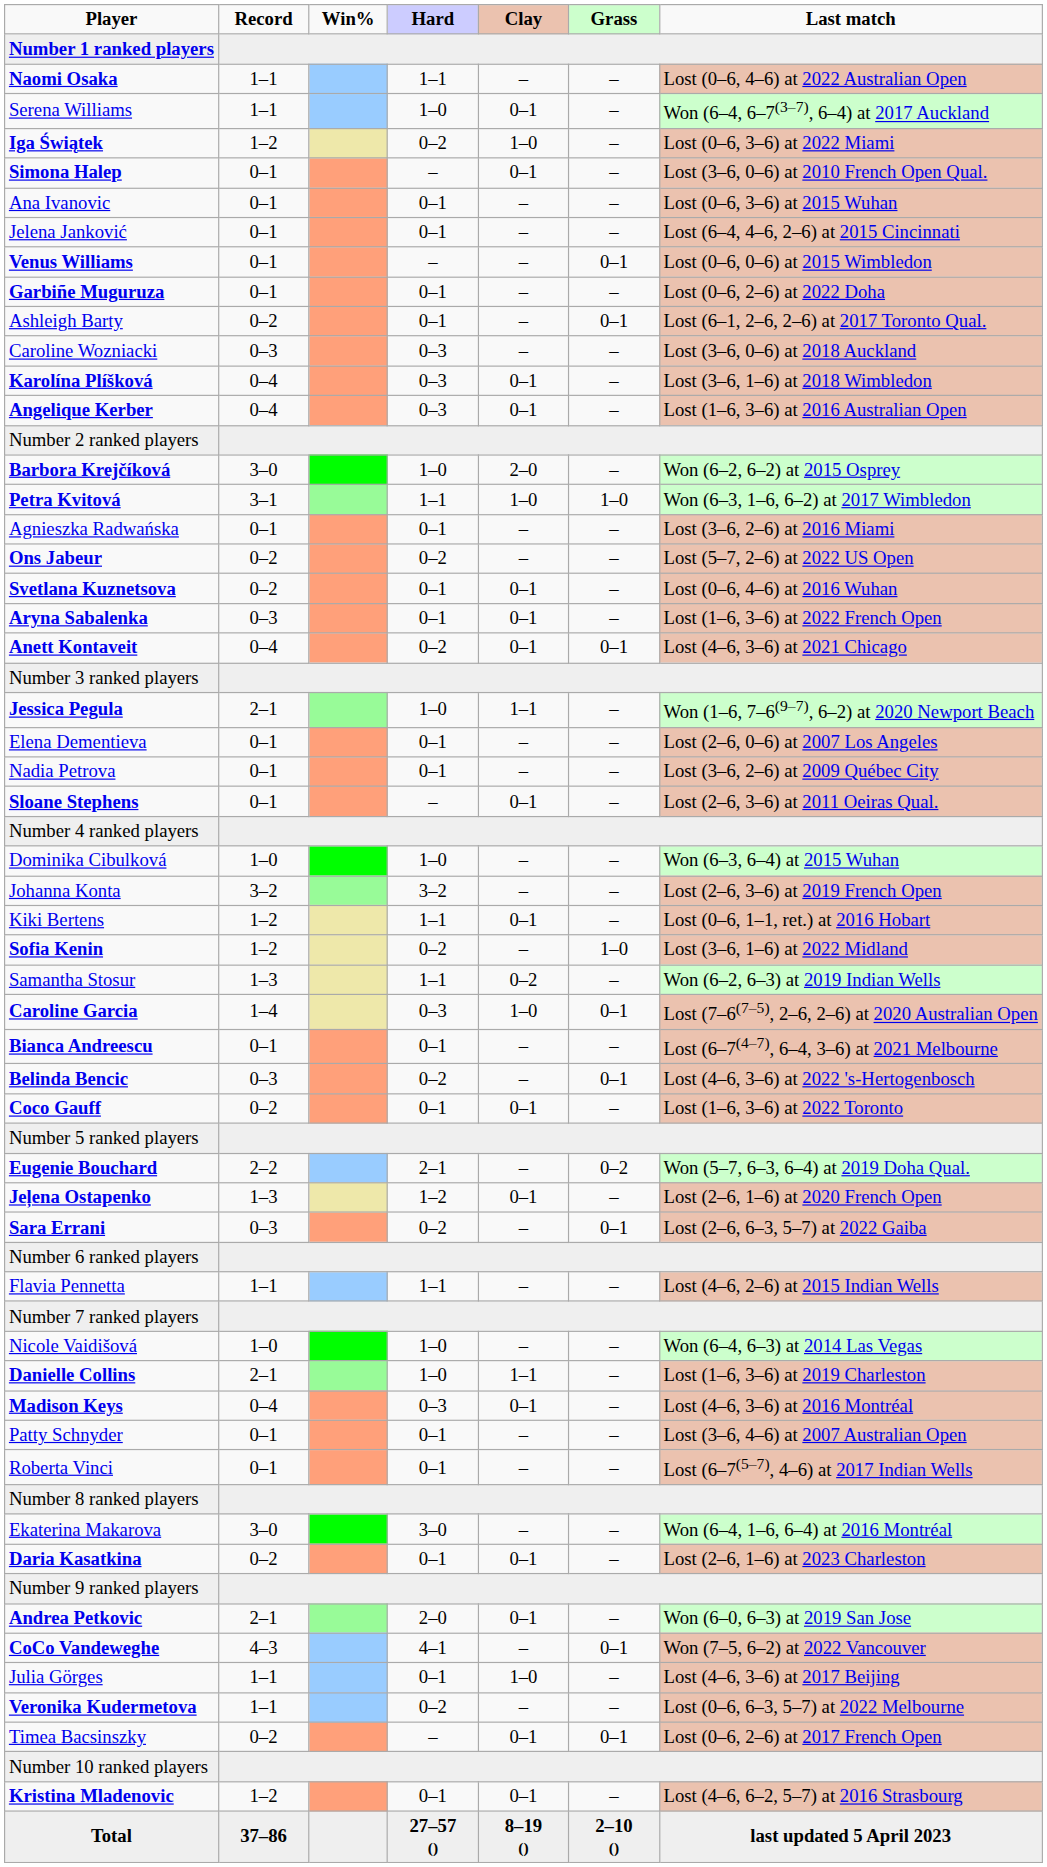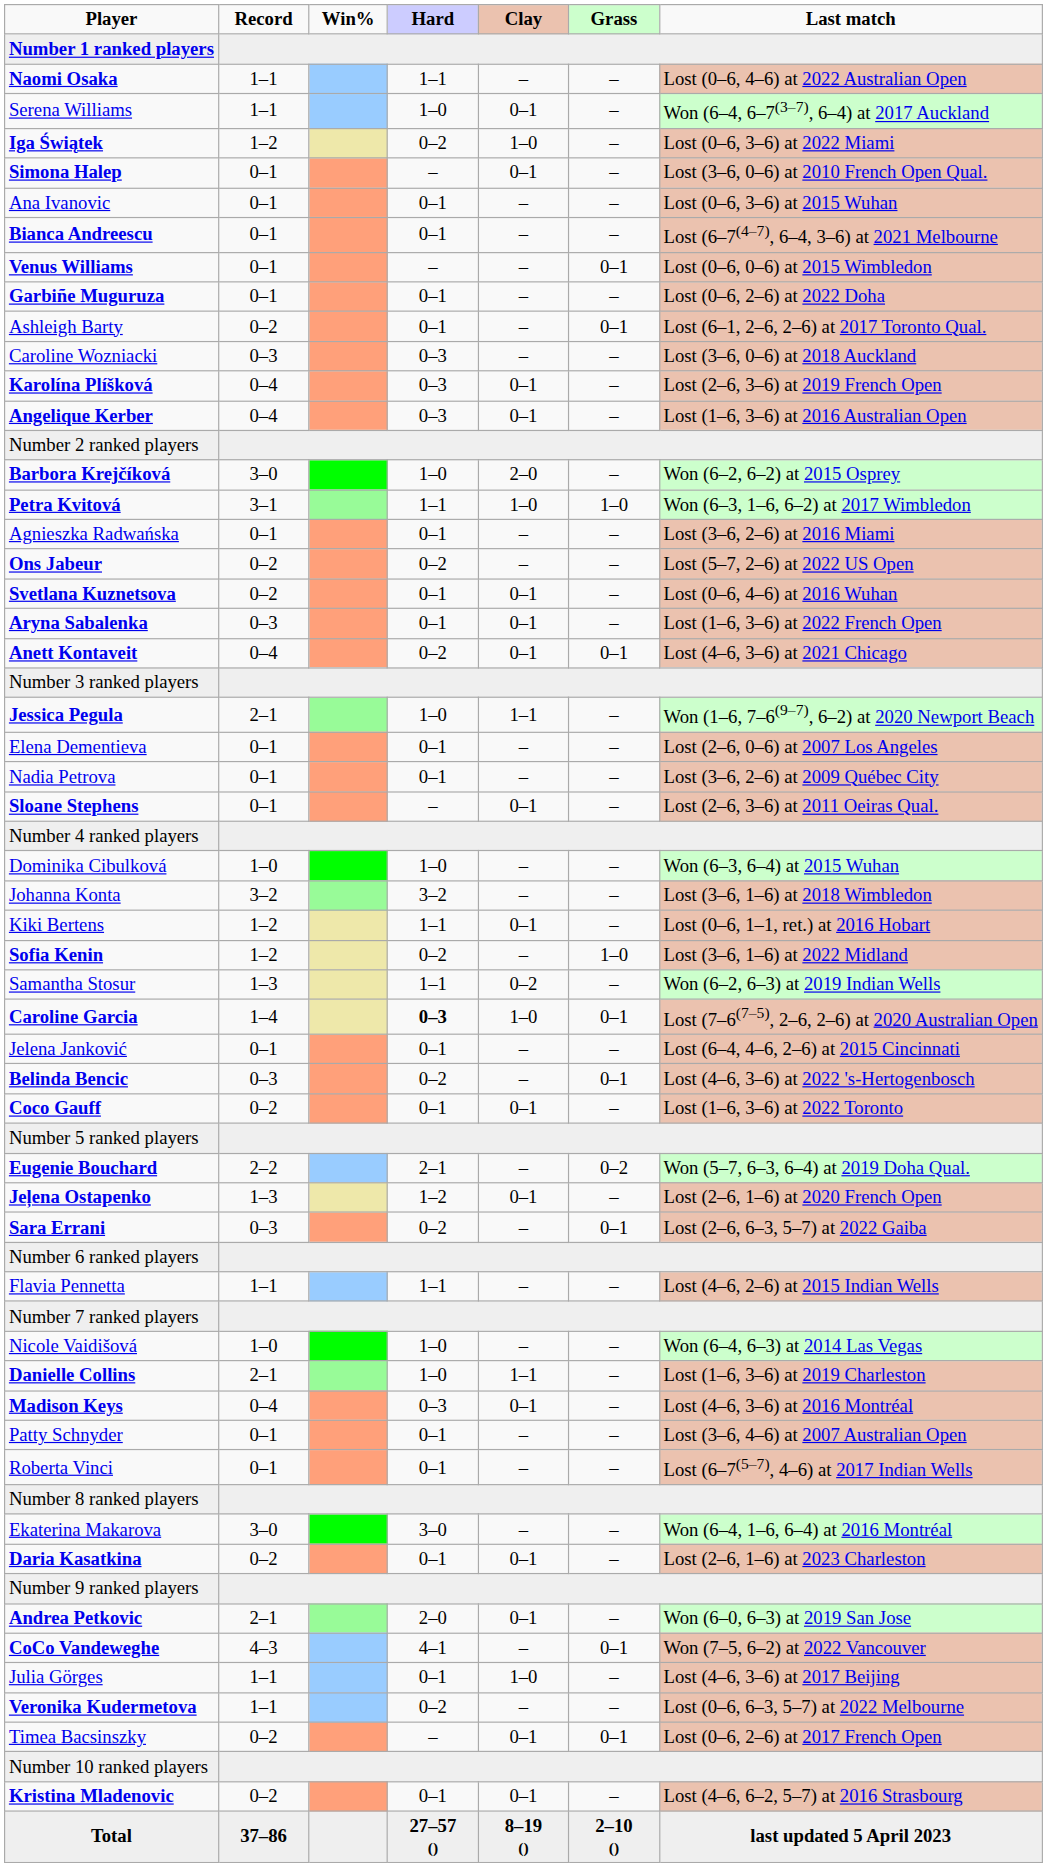rows swapped: (68, 232) <-> (81, 1046)
(798, 380) Lost (3–6, 1–6) at 2018 Wimbledon -> (803, 385) Lost (2–6, 3–6) at 2019 French Open
(803, 890) Lost (2–6, 3–6) at 2019 French Open -> (798, 895) Lost (3–6, 1–6) at 2018 Wimbledon
(433, 1011) normal -> (433, 1016) bold
(264, 1796) 1–2 -> (264, 1796) 0–2
